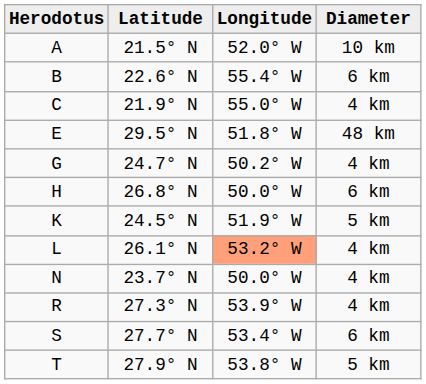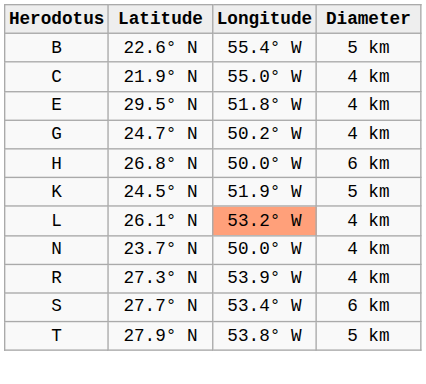- row: (57, 48)
(368, 77) 6 km -> (368, 48) 5 km
(368, 134) 48 km -> (368, 106) 4 km
